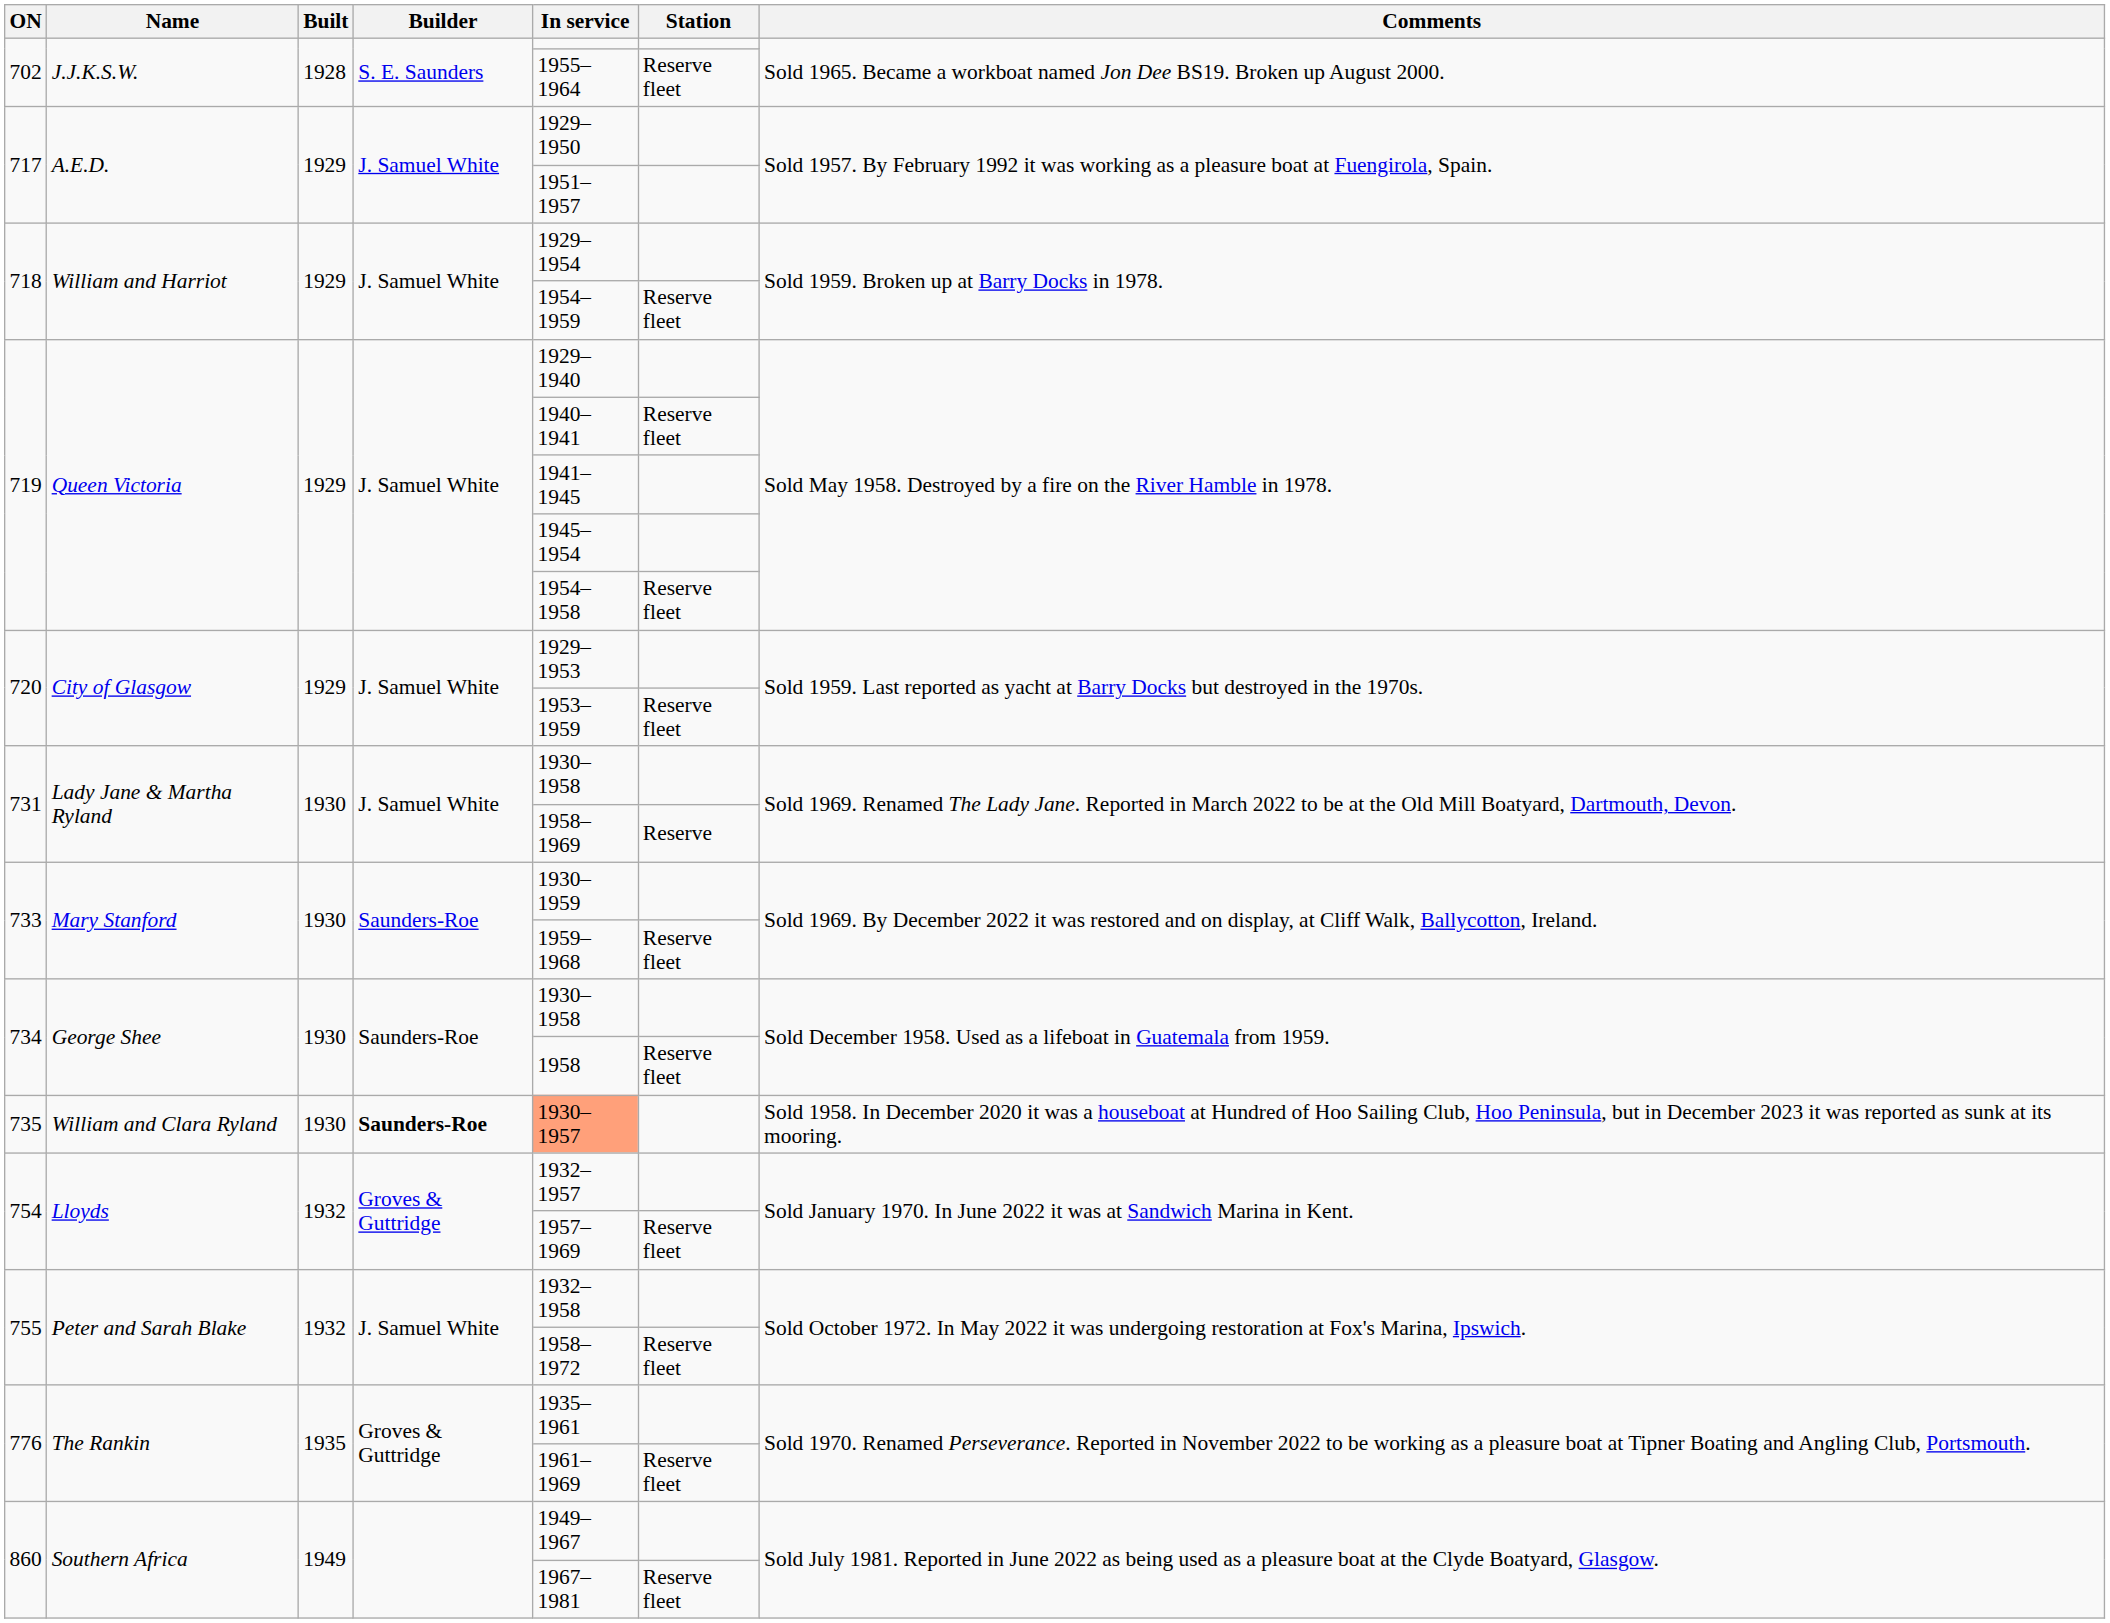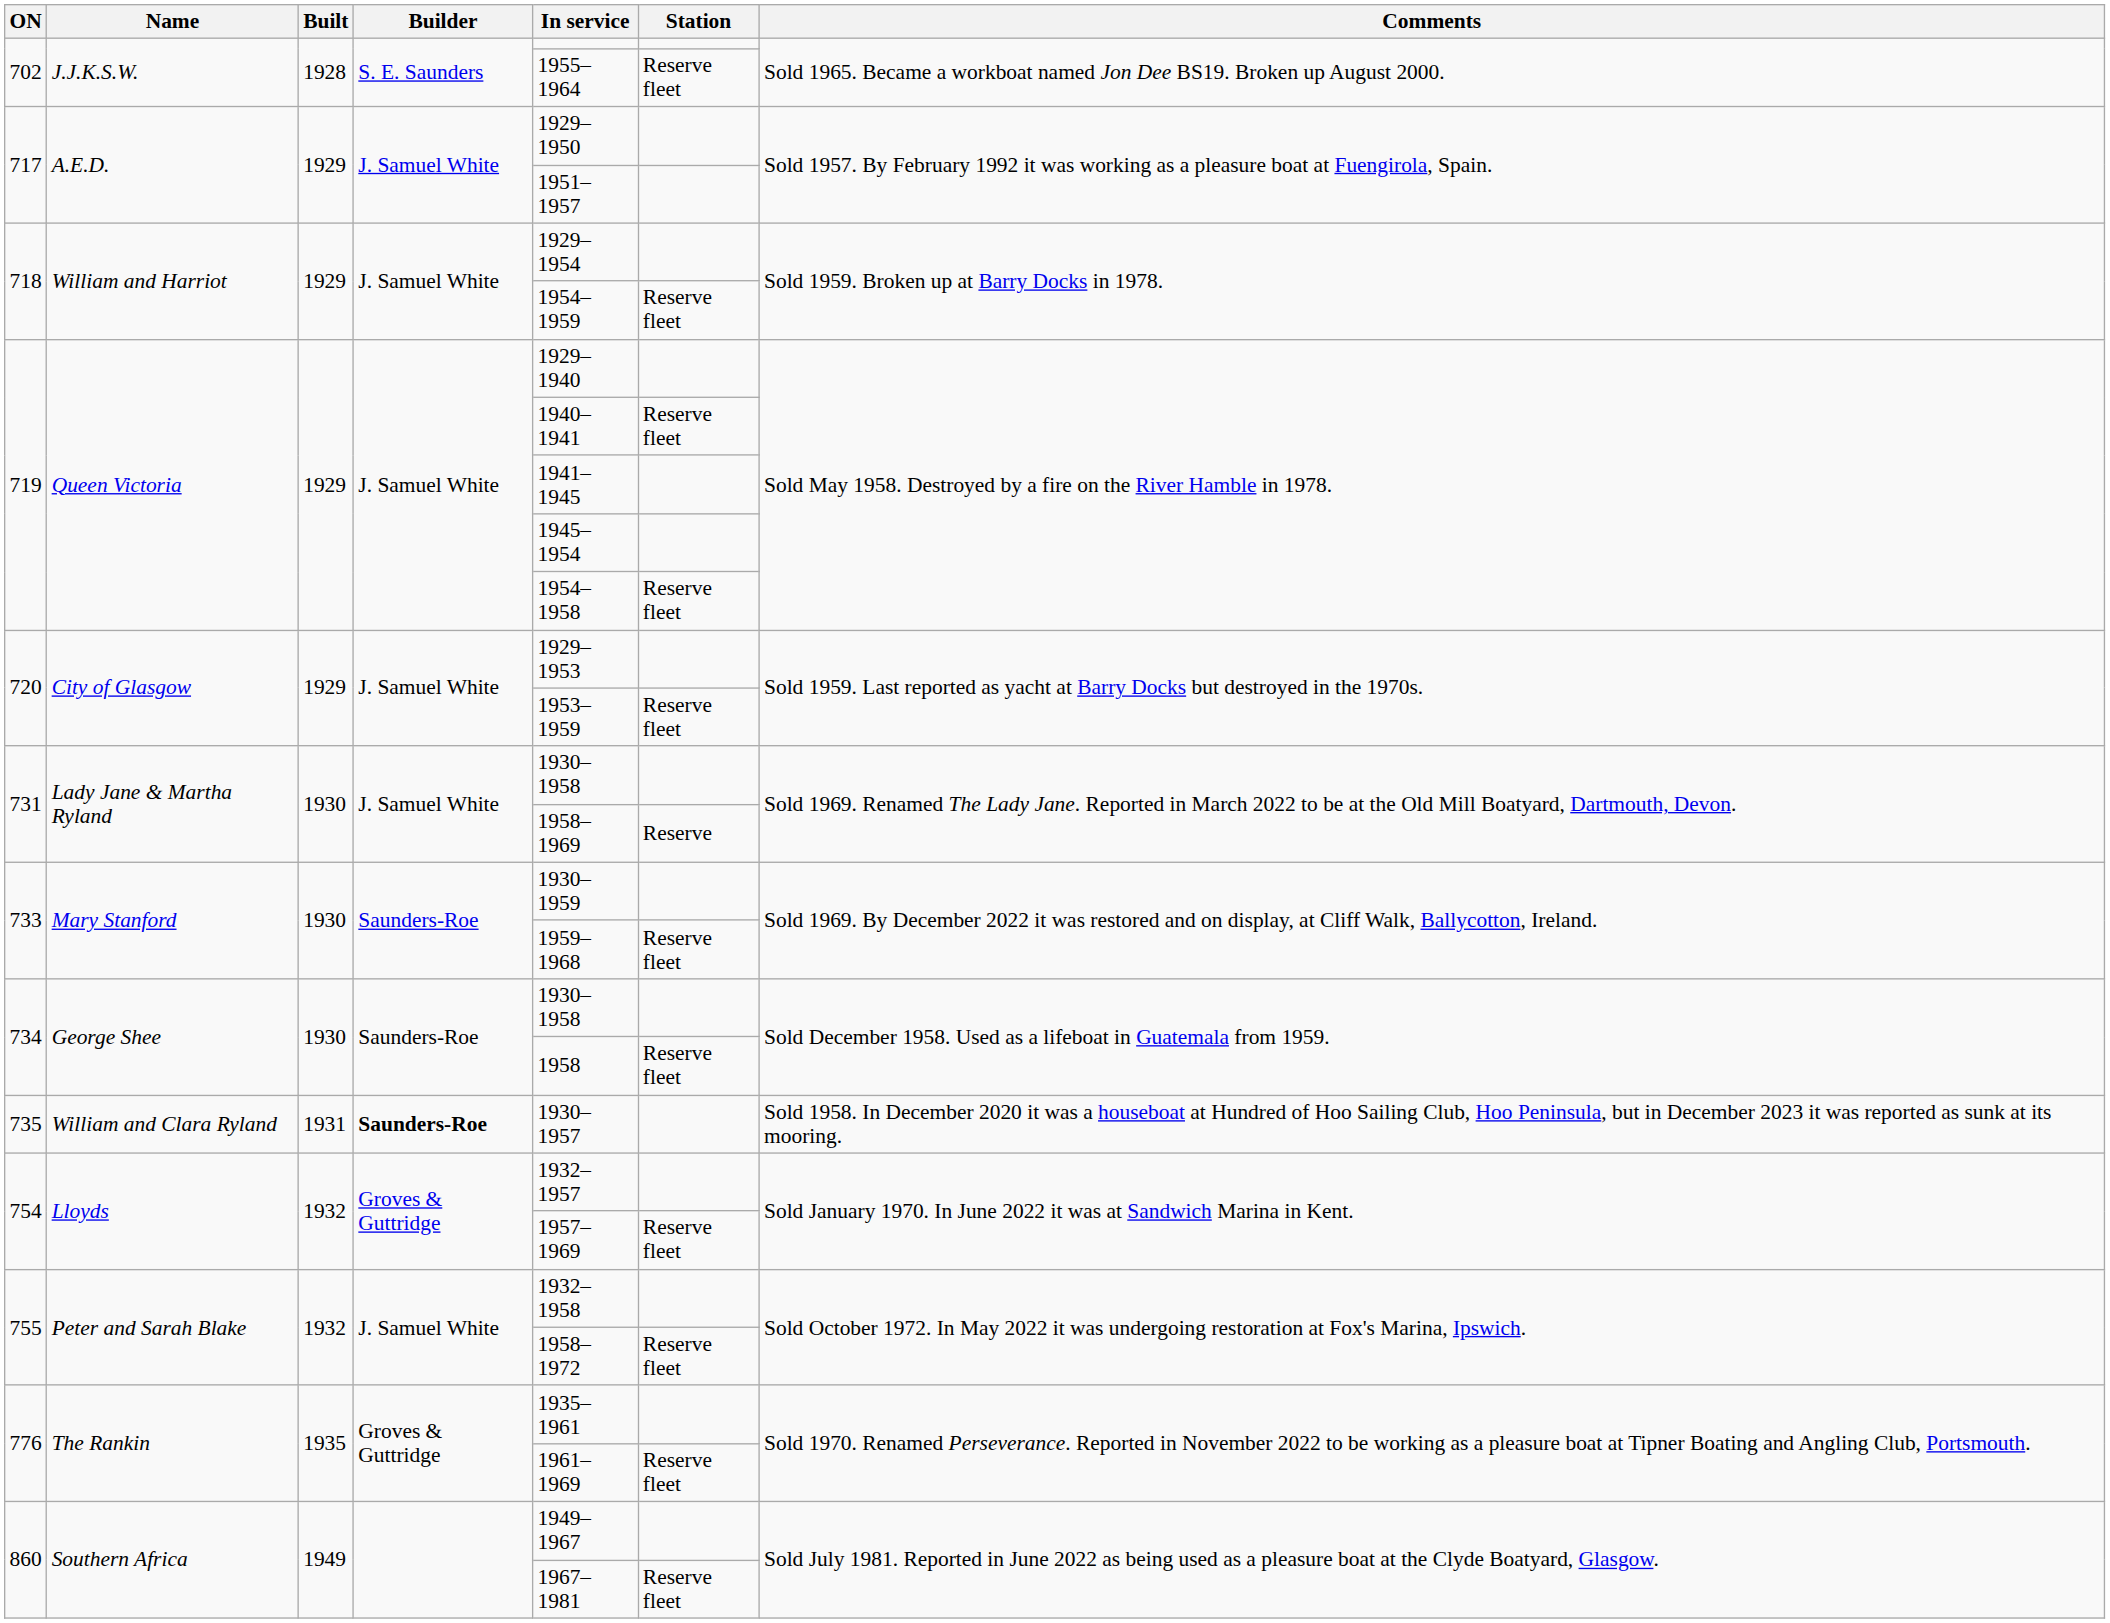(325, 1123) 1930 -> (325, 1123) 1931
(564, 1123) lightsalmon background -> (564, 1123) no background
